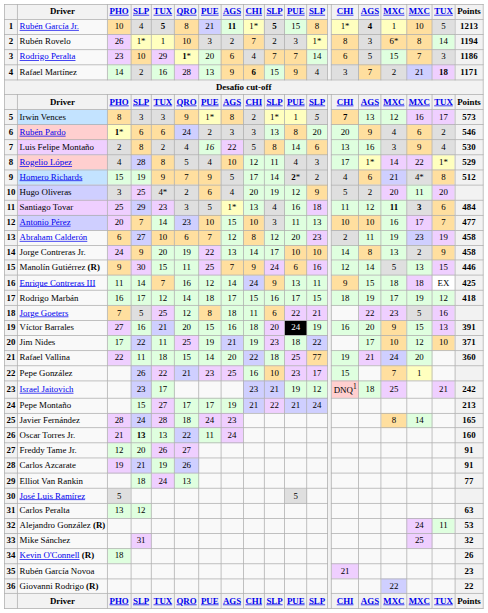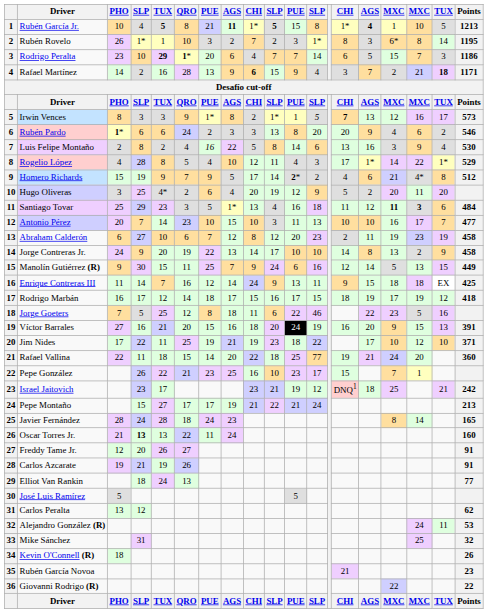(469, 42) 1194 -> (469, 42) 1195
(163, 57) normal -> (163, 57) bold
(469, 268) 446 -> (469, 268) 449
(317, 313) 21 -> (317, 313) 46
(469, 511) 63 -> (469, 511) 62
